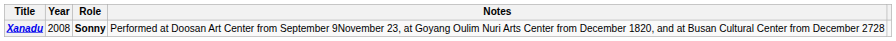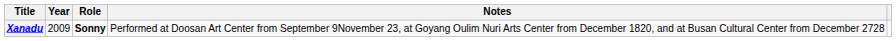(59, 28) 2008 -> (59, 28) 2009
